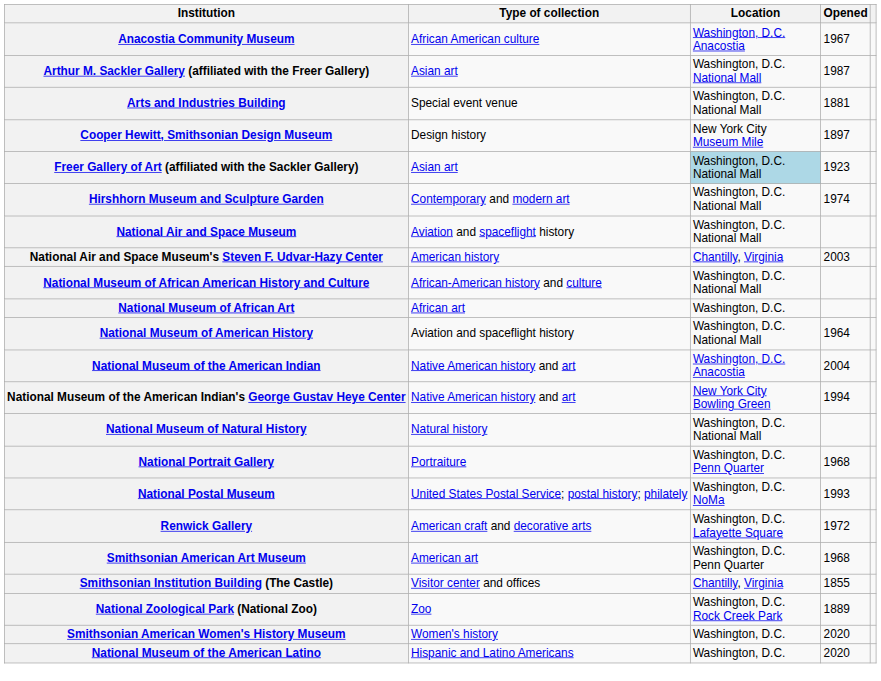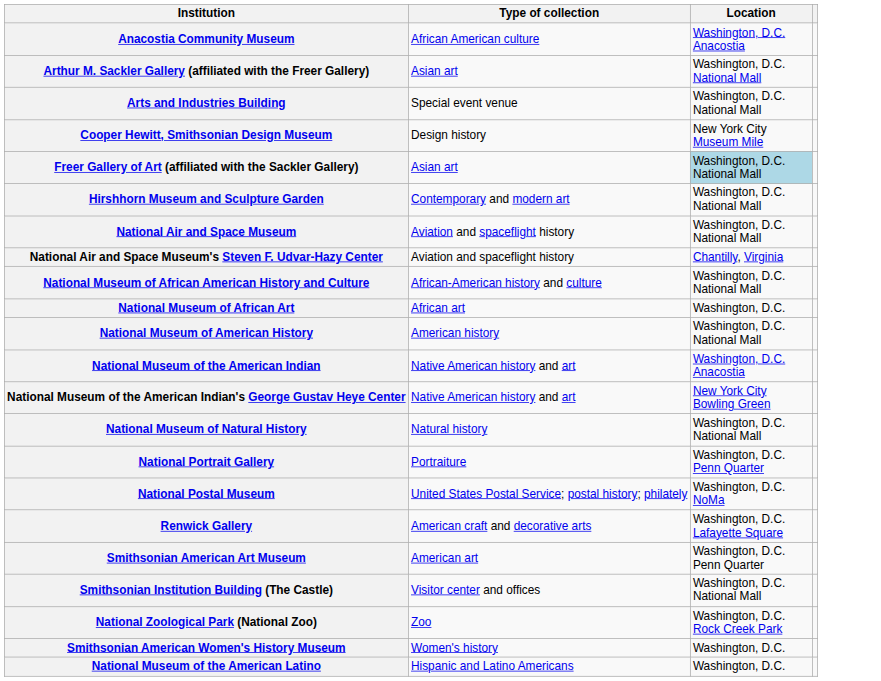- column: (846, 13)
(455, 257) American history -> (493, 257) Aviation and spaceflight history
(493, 333) Aviation and spaceflight history -> (455, 333) American history
(738, 583) Chantilly, Virginia -> (739, 590) Washington, D.C. National Mall
